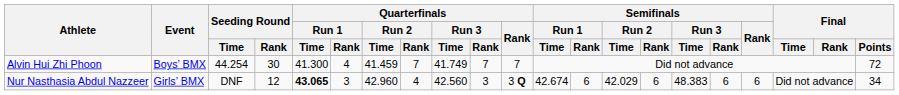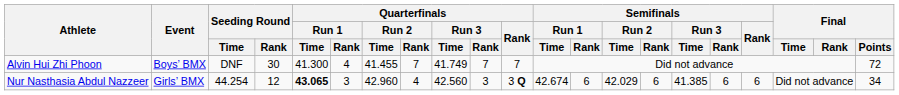(232, 64) 44.254 -> (232, 64) DNF
(381, 64) 41.459 -> (381, 64) 41.455
(232, 82) DNF -> (232, 82) 44.254
(691, 82) 48.383 -> (691, 82) 41.385
